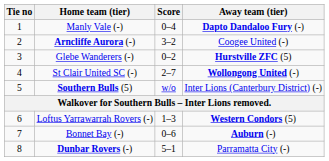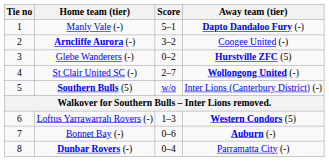(169, 27) 0–4 -> (169, 27) 5–1
(169, 149) 5–1 -> (169, 149) 0–4
